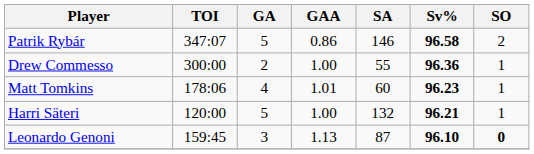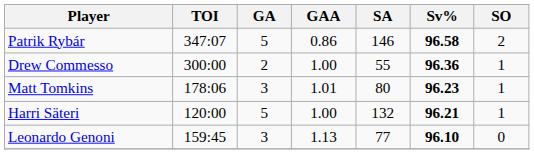(264, 88) 4 -> (264, 88) 3
(383, 88) 60 -> (383, 88) 80
(383, 137) 87 -> (383, 137) 77
(501, 137) bold -> (501, 137) normal
